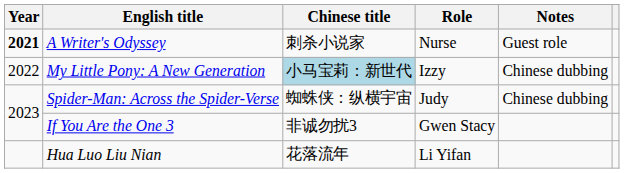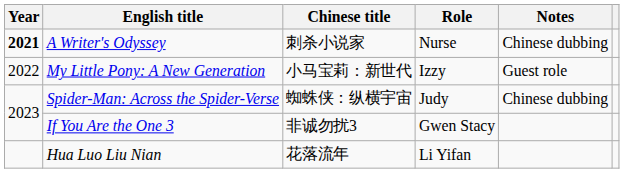(535, 43) Guest role -> (555, 43) Chinese dubbing
(349, 70) lightblue background -> (349, 70) no background
(555, 71) Chinese dubbing -> (535, 71) Guest role
